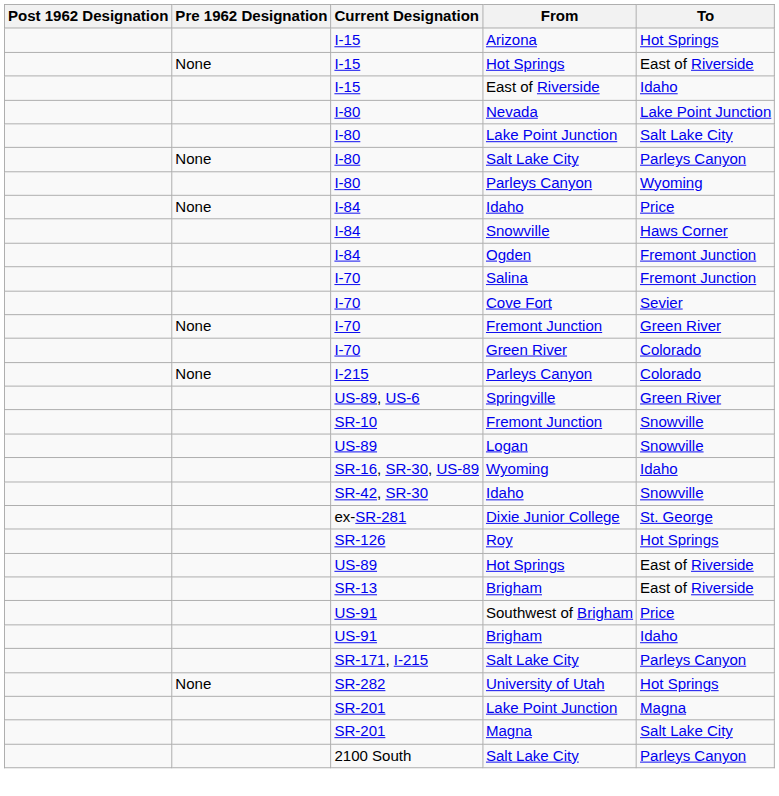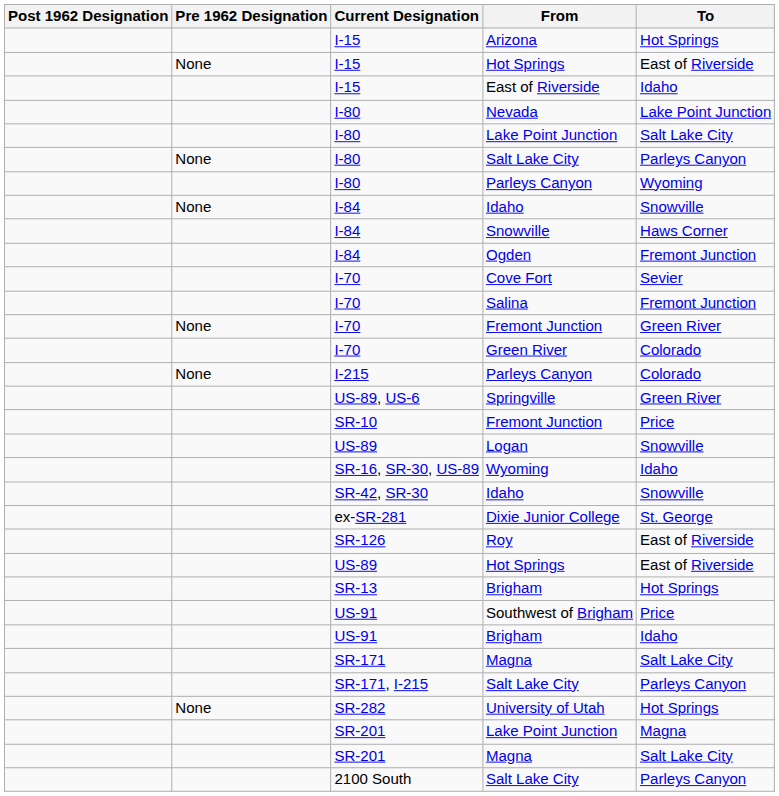(657, 207) Price -> (672, 207) Snowville
rows swapped: (347, 302) <-> (347, 278)
(672, 421) Snowville -> (657, 421) Price
(679, 541) Hot Springs -> (697, 541) East of Riverside
(697, 588) East of Riverside -> (679, 588) Hot Springs
+ row: (360, 660)
